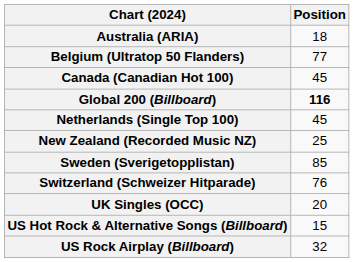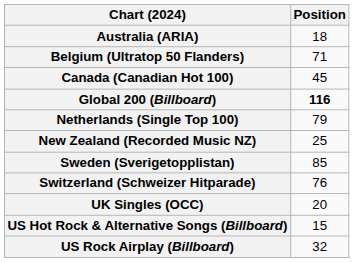(320, 57) 77 -> (320, 57) 71
(320, 120) 45 -> (320, 120) 79
